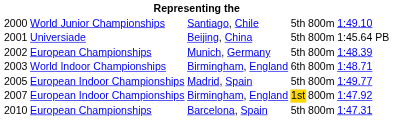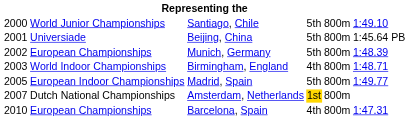(298, 67) 6th -> (314, 67) 4th
- row: (16, 96)
+ row: (16, 96)
(298, 110) 5th -> (314, 110) 4th
